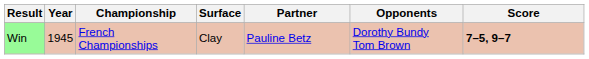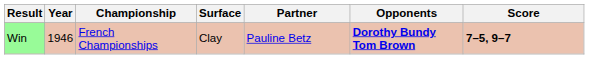(60, 38) 1945 -> (60, 38) 1946
(391, 38) normal -> (394, 38) bold
